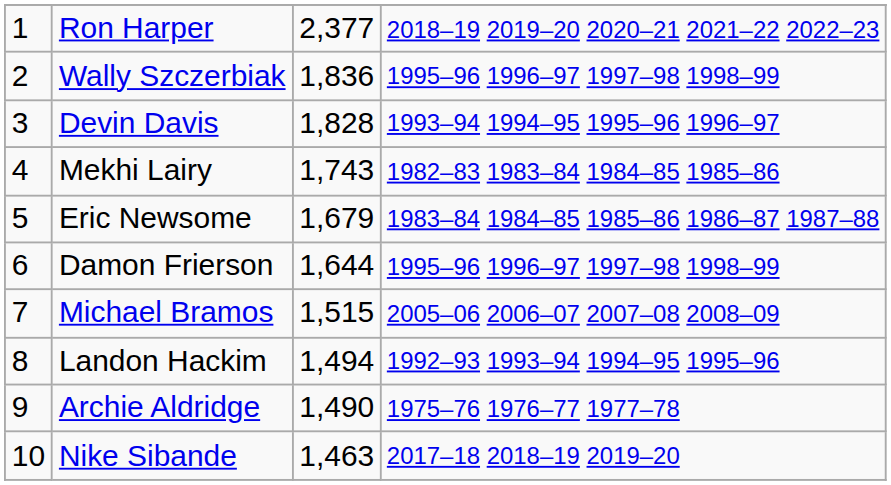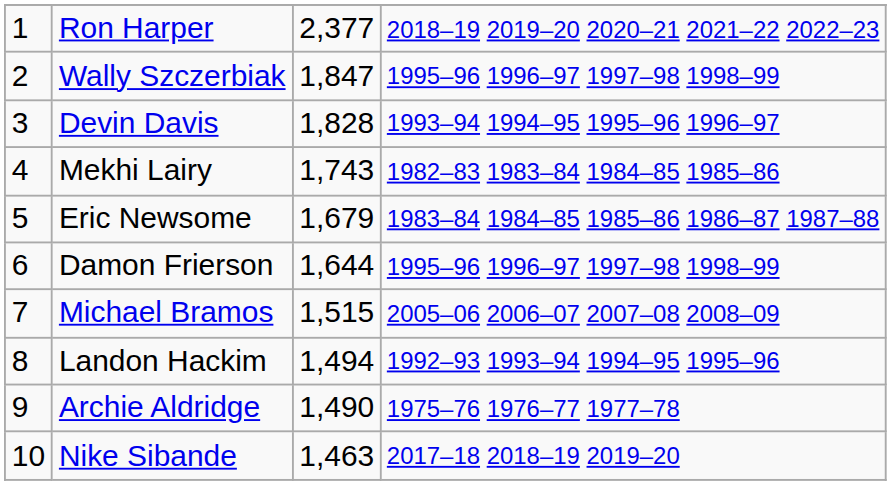(337, 75) 1,836 -> (337, 75) 1,847
